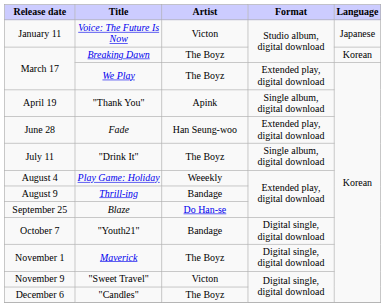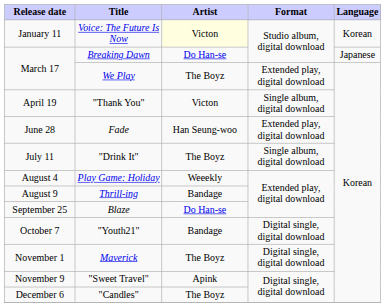(205, 33) no background -> (205, 33) lightyellow background
(357, 33) Japanese -> (357, 33) Korean
(205, 54) The Boyz -> (205, 54) Do Han-se
(357, 54) Korean -> (357, 54) Japanese
(205, 103) Apink -> (205, 103) Victon
(205, 279) Victon -> (205, 279) Apink
